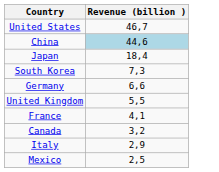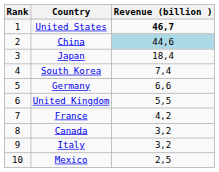+ column: (17, 12)
(137, 27) normal -> (163, 27) bold
(137, 71) 7,3 -> (163, 71) 7,4
(137, 116) 4,1 -> (163, 116) 4,2
(137, 145) 2,9 -> (163, 145) 3,2
